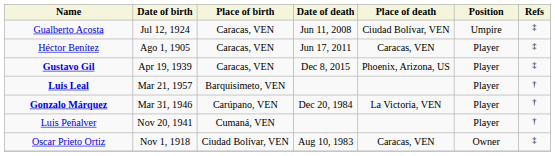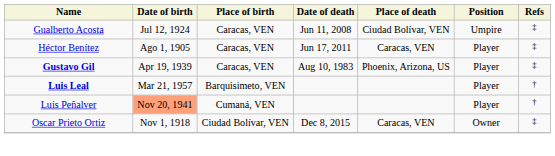(326, 67) Dec 8, 2015 -> (326, 67) Aug 10, 1983
- row: (69, 104)
(165, 123) no background -> (165, 104) lightsalmon background
(326, 142) Aug 10, 1983 -> (326, 123) Dec 8, 2015
